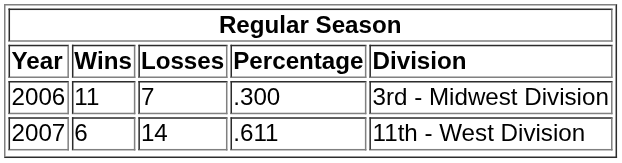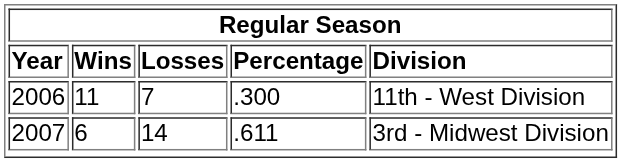(491, 97) 3rd - Midwest Division -> (479, 97) 11th - West Division
(479, 133) 11th - West Division -> (491, 133) 3rd - Midwest Division
